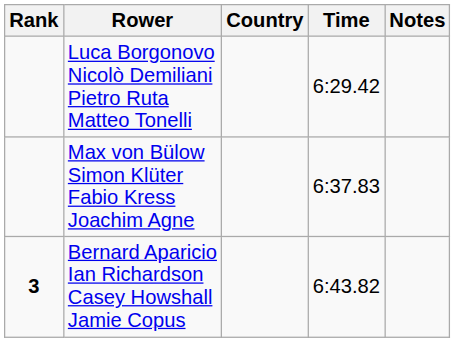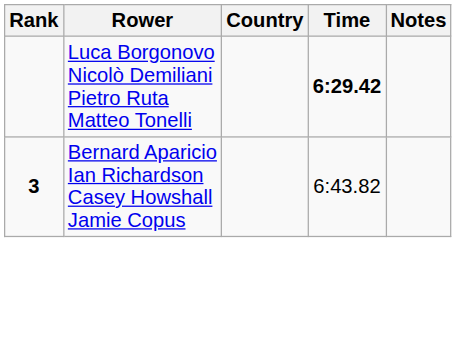(346, 86) normal -> (347, 86) bold
- row: (136, 186)
